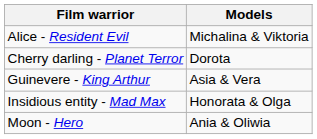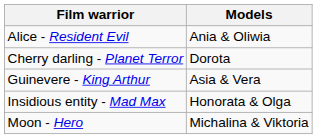(249, 36) Michalina & Viktoria -> (230, 36) Ania & Oliwia
(230, 123) Ania & Oliwia -> (249, 123) Michalina & Viktoria
